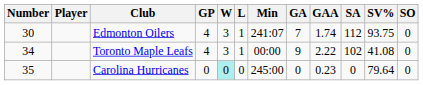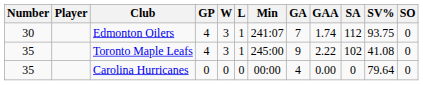(28, 51) 34 -> (28, 51) 35
(267, 51) 00:00 -> (267, 51) 245:00
(226, 70) paleturquoise background -> (226, 70) no background
(267, 70) 245:00 -> (267, 70) 00:00
(298, 70) 0 -> (298, 70) 4
(326, 70) 0.23 -> (326, 70) 0.00
